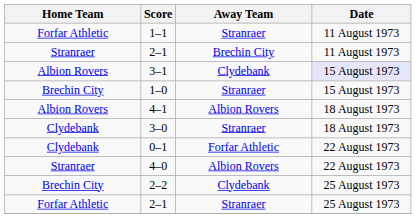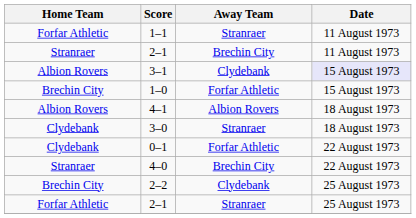(244, 90) Stranraer -> (244, 90) Forfar Athletic
(244, 166) Albion Rovers -> (244, 166) Brechin City
